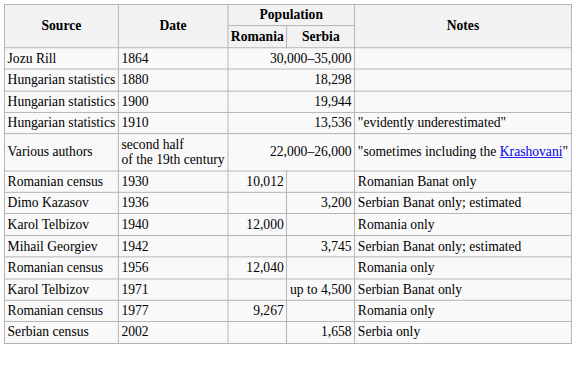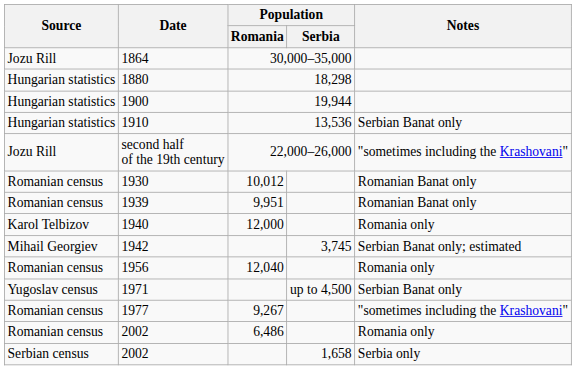(432, 123) "evidently underestimated" -> (410, 123) Serbian Banat only
(50, 152) Various authors -> (32, 152) Jozu Rill
- row: (135, 203)
+ row: (135, 203)
(48, 289) Karol Telbizov -> (53, 289) Yugoslav census
(396, 310) Romania only -> (463, 310) "sometimes including the Krashovani"
+ row: (135, 332)
